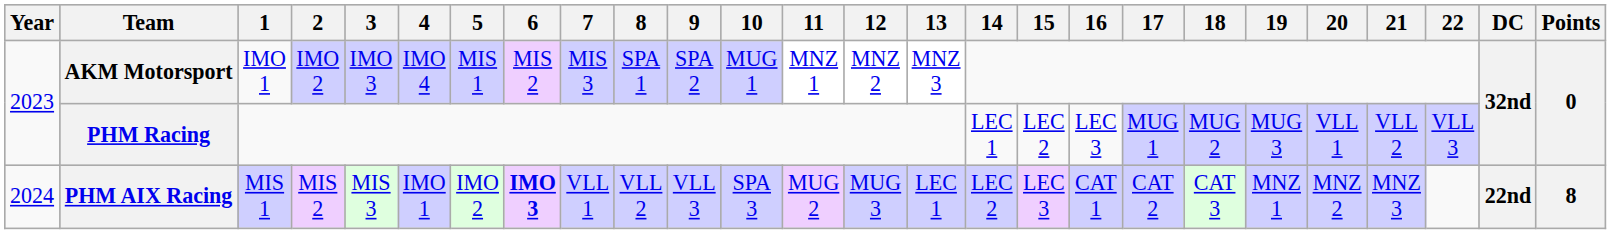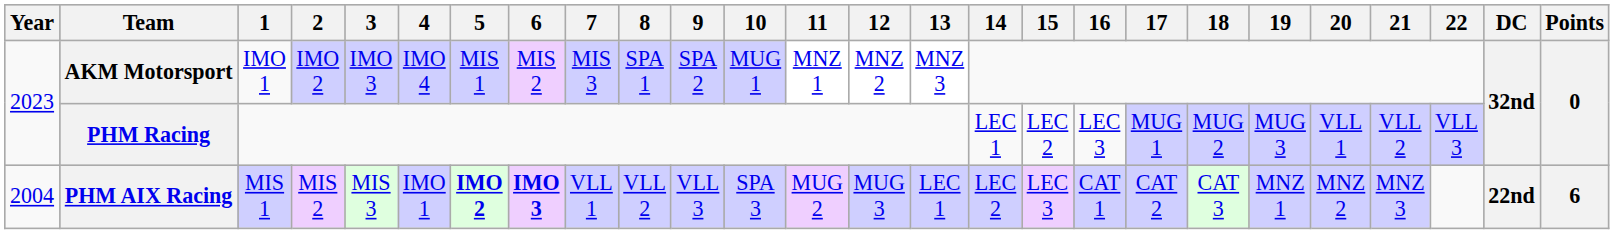(32, 196) 2024 -> (32, 196) 2004
(478, 196) normal -> (479, 196) bold
(1571, 196) 8 -> (1575, 196) 6
